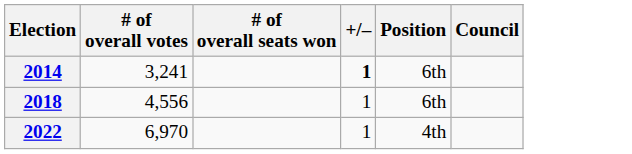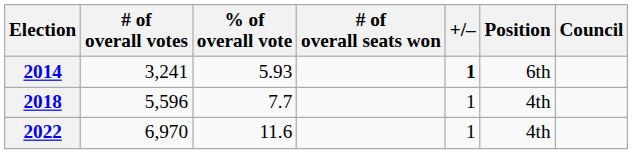+ column: (245, 30)
(166, 102) 4,556 -> (166, 102) 5,596
(434, 102) 6th -> (538, 102) 4th
